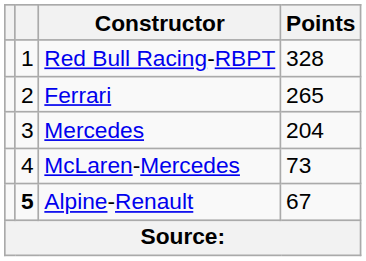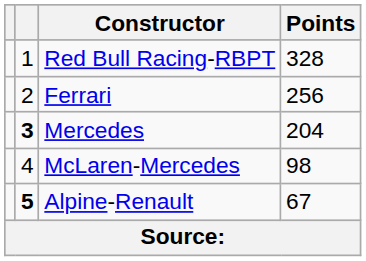(305, 94) 265 -> (305, 94) 256
(27, 130) normal -> (27, 130) bold
(299, 166) 73 -> (299, 166) 98
